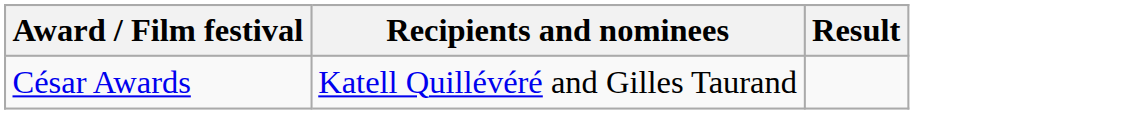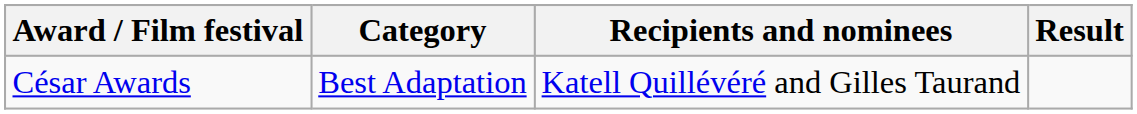+ column: (422, 30)
